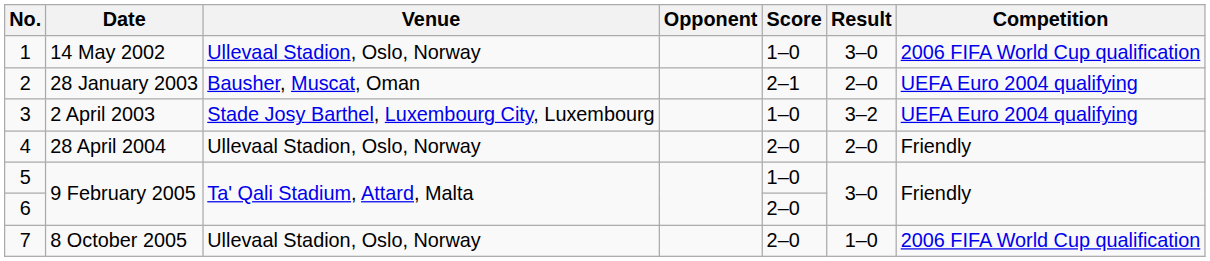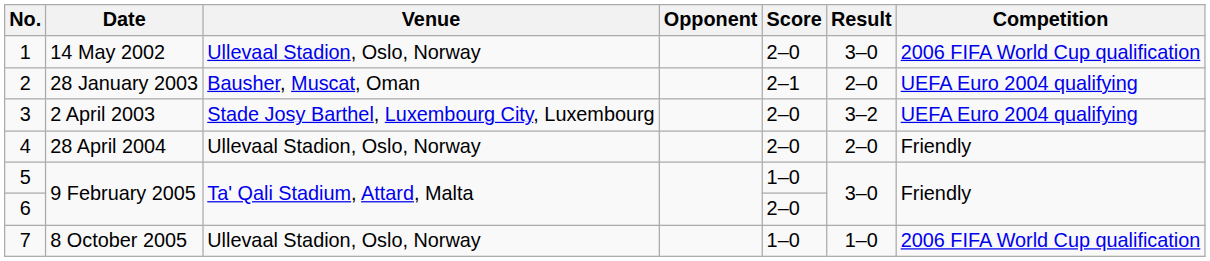(783, 51) 1–0 -> (783, 51) 2–0
(783, 114) 1–0 -> (783, 114) 2–0
(783, 240) 2–0 -> (783, 240) 1–0
